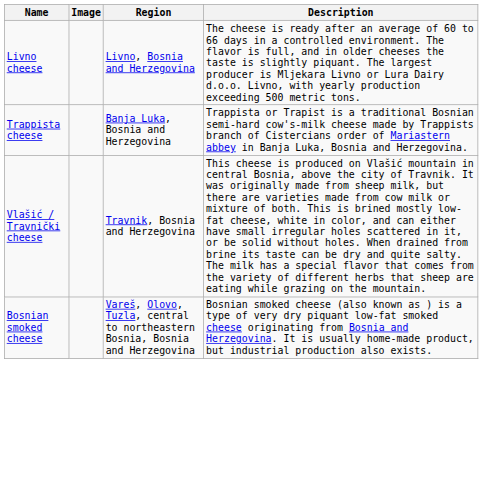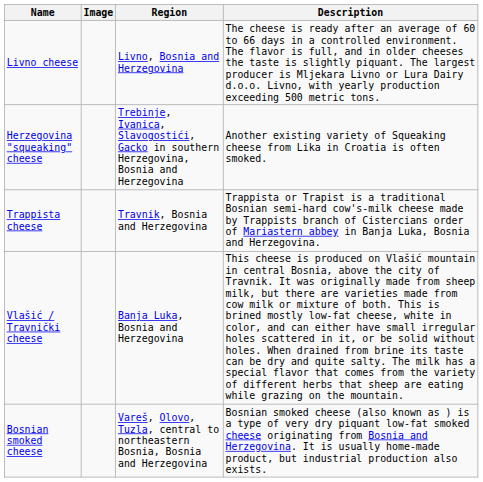+ row: (39, 147)
(138, 130) Banja Luka, Bosnia and Herzegovina -> (163, 220) Travnik, Bosnia and Herzegovina
(150, 226) Travnik, Bosnia and Herzegovina -> (151, 328) Banja Luka, Bosnia and Herzegovina
